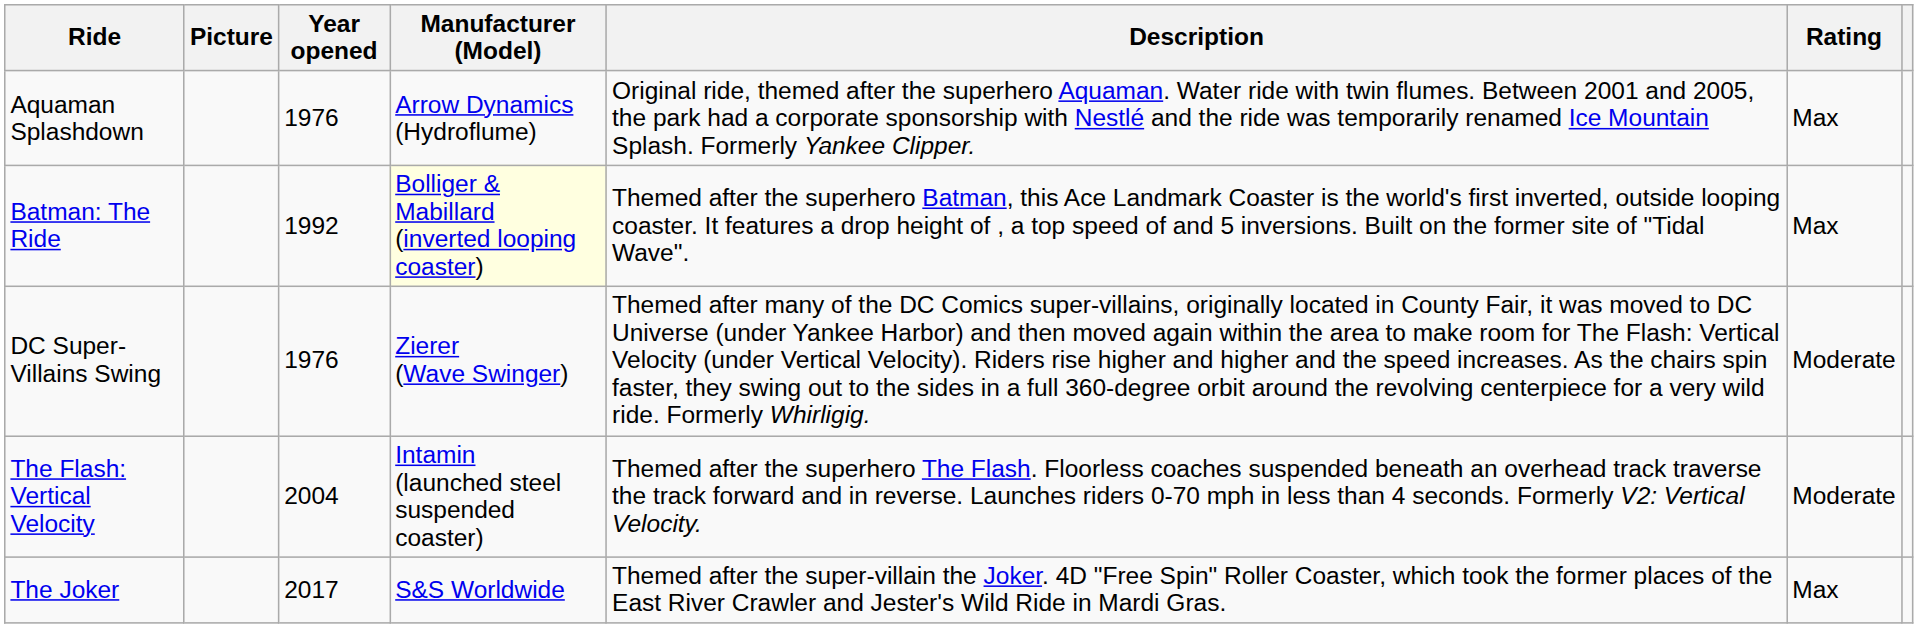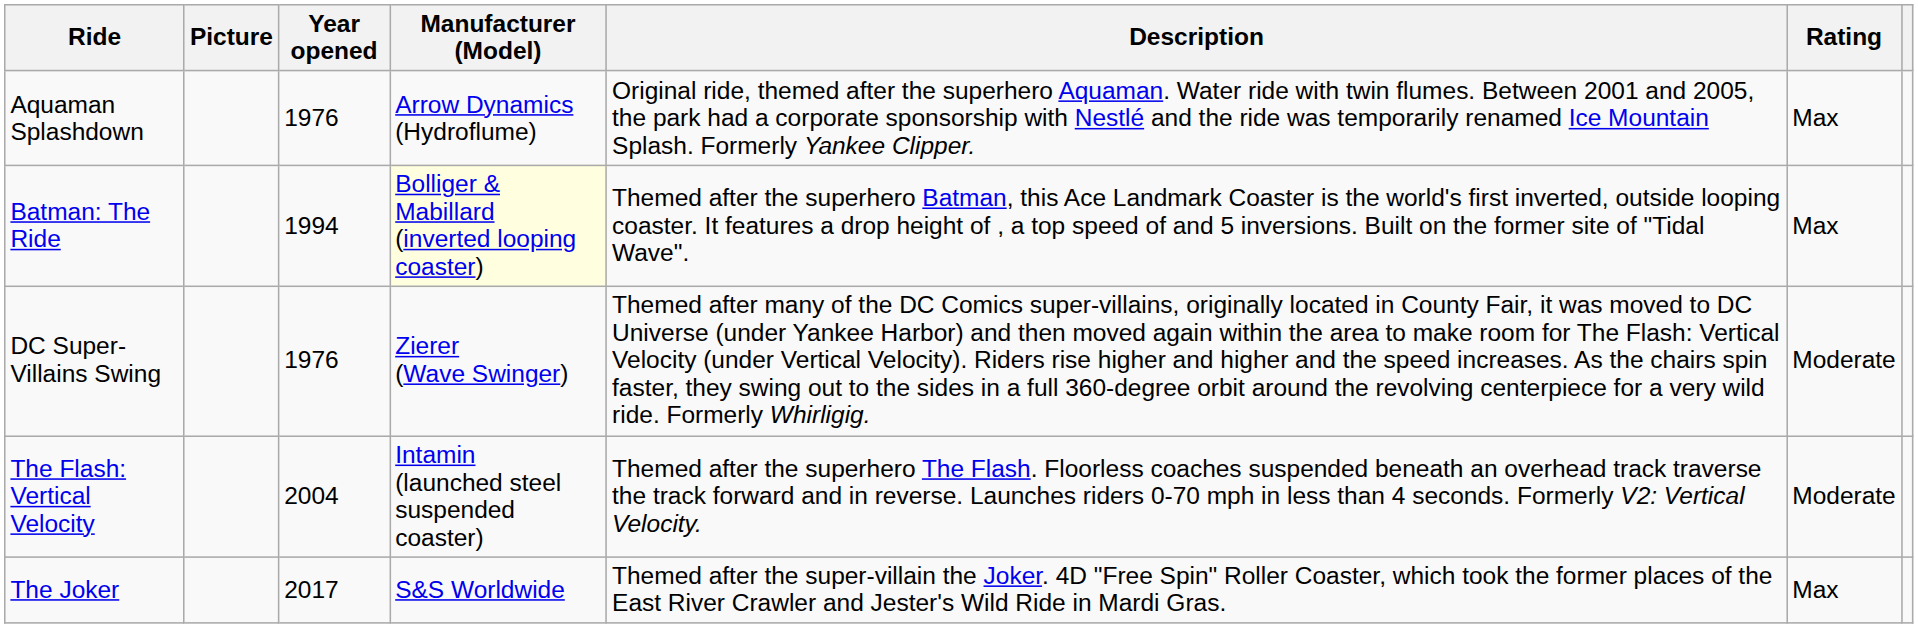(311, 225) 1992 -> (311, 225) 1994
